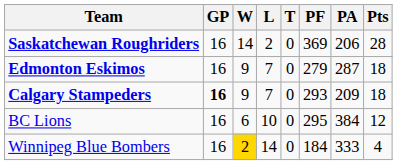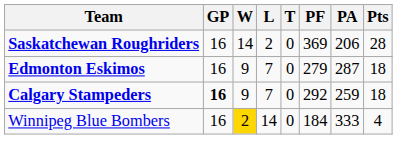(315, 95) 293 -> (315, 95) 292
(347, 95) 209 -> (347, 95) 259
- row: (40, 120)
